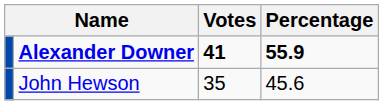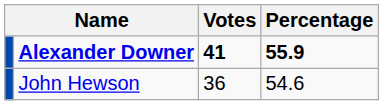(214, 83) 35 -> (214, 83) 36
(285, 83) 45.6 -> (285, 83) 54.6
